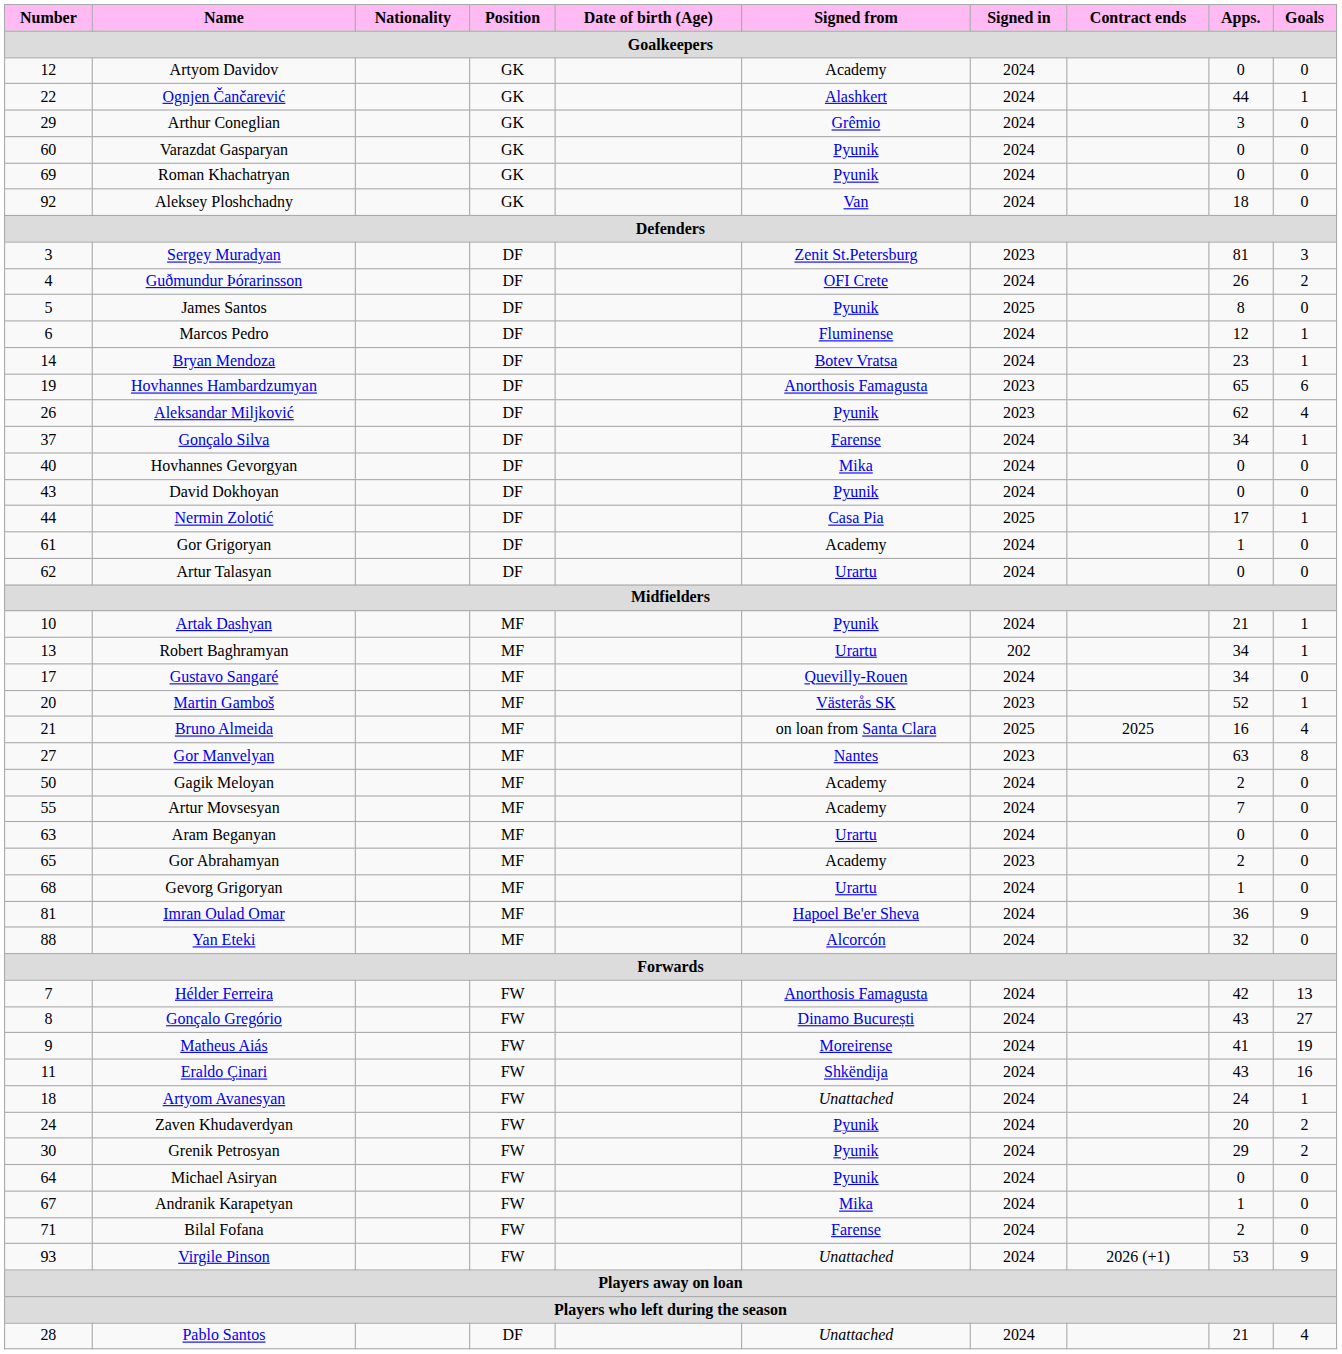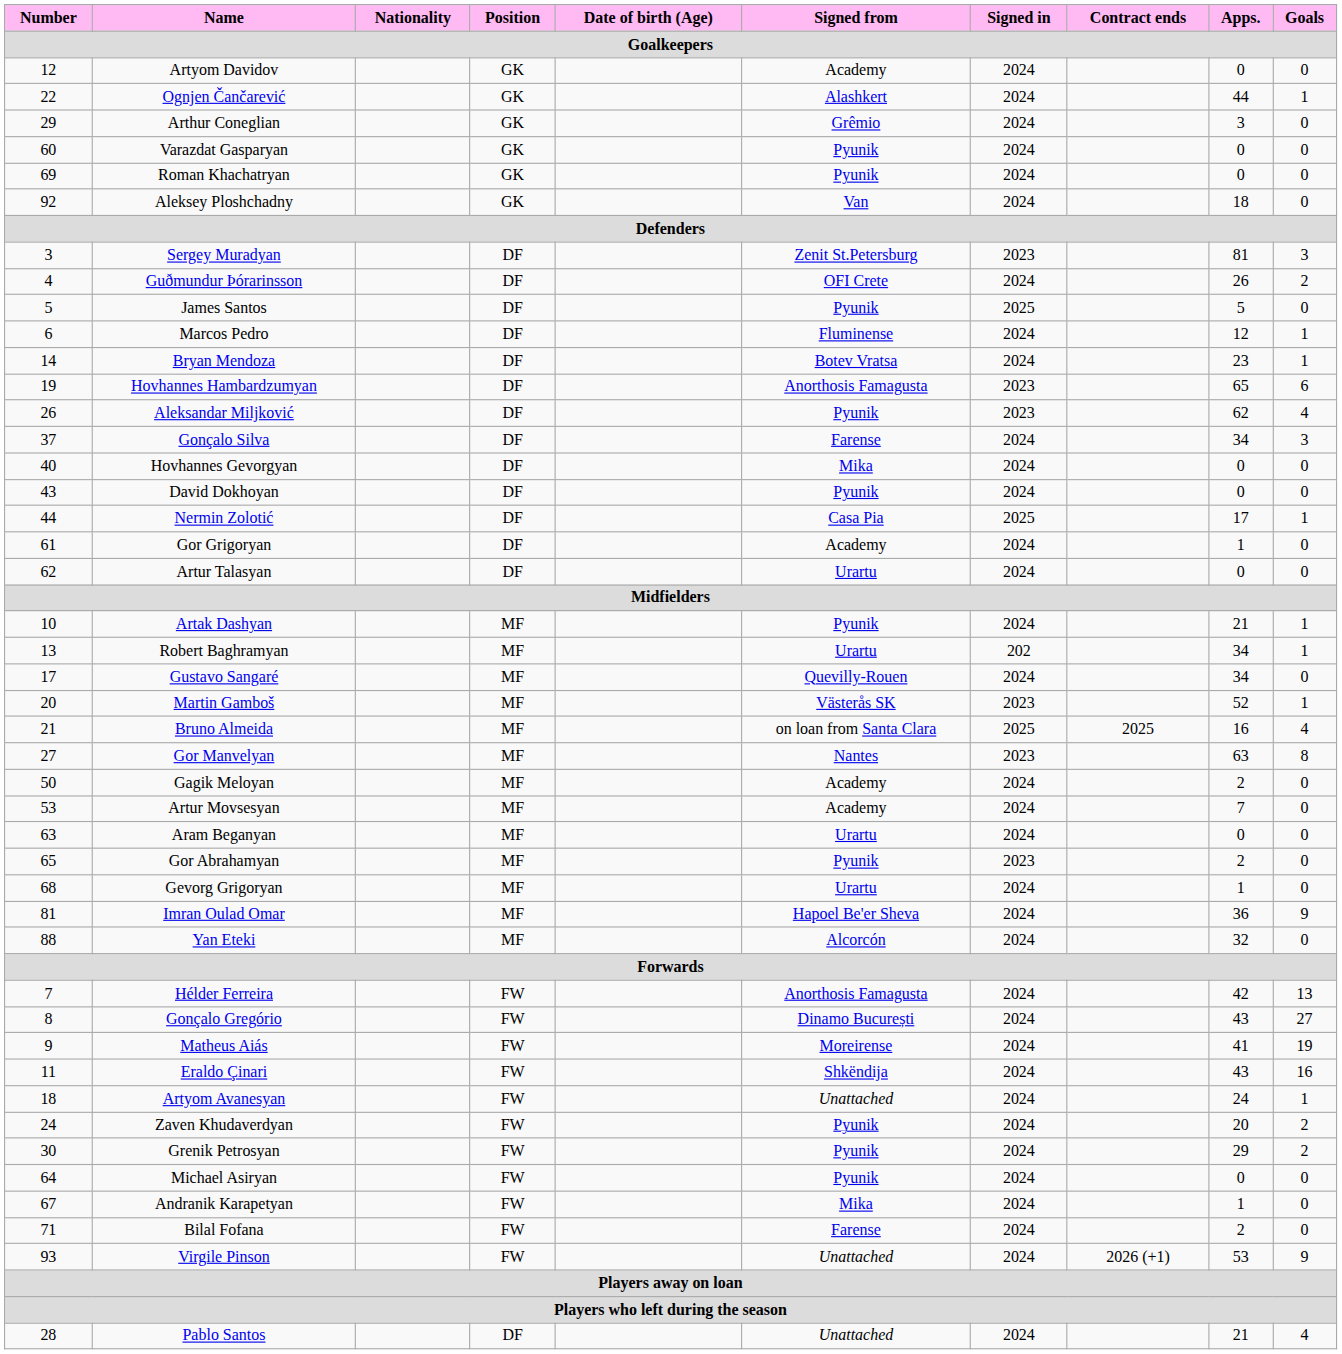(1241, 308) 8 -> (1241, 308) 5
(1305, 439) 1 -> (1305, 439) 3
(48, 808) 55 -> (48, 808) 53
(856, 861) Academy -> (856, 861) Pyunik
